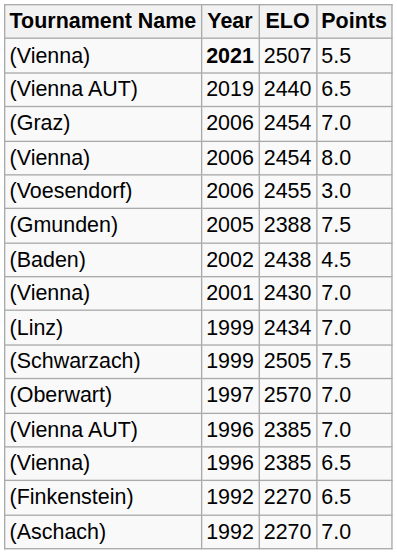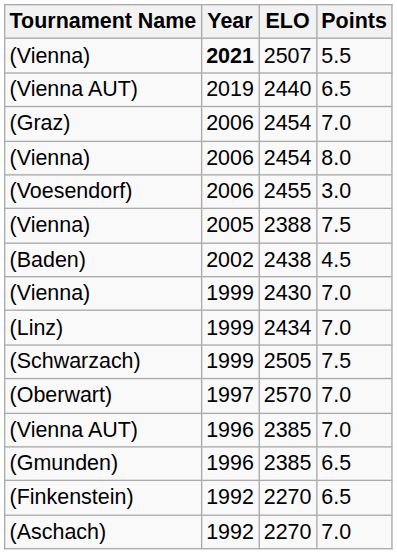(64, 225) (Gmunden) -> (50, 225) (Vienna)
(230, 293) 2001 -> (230, 293) 1999
(50, 463) (Vienna) -> (64, 463) (Gmunden)
